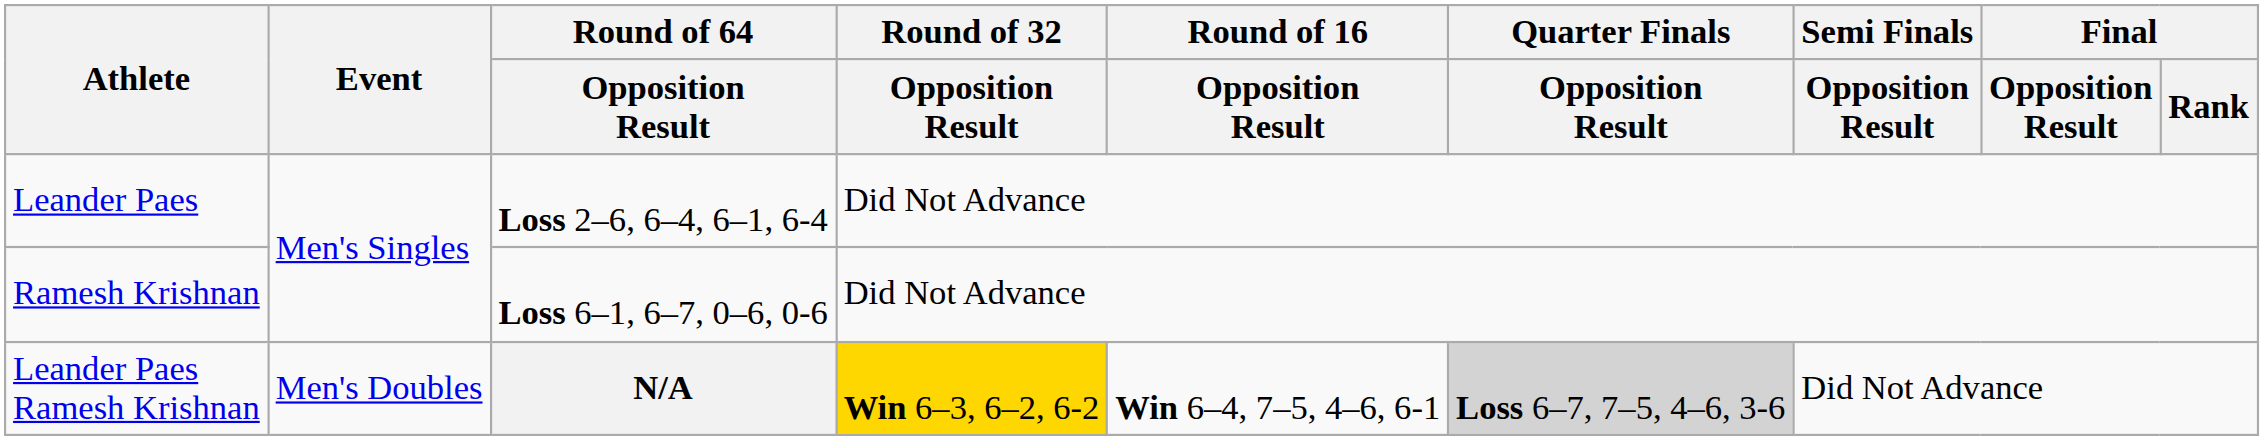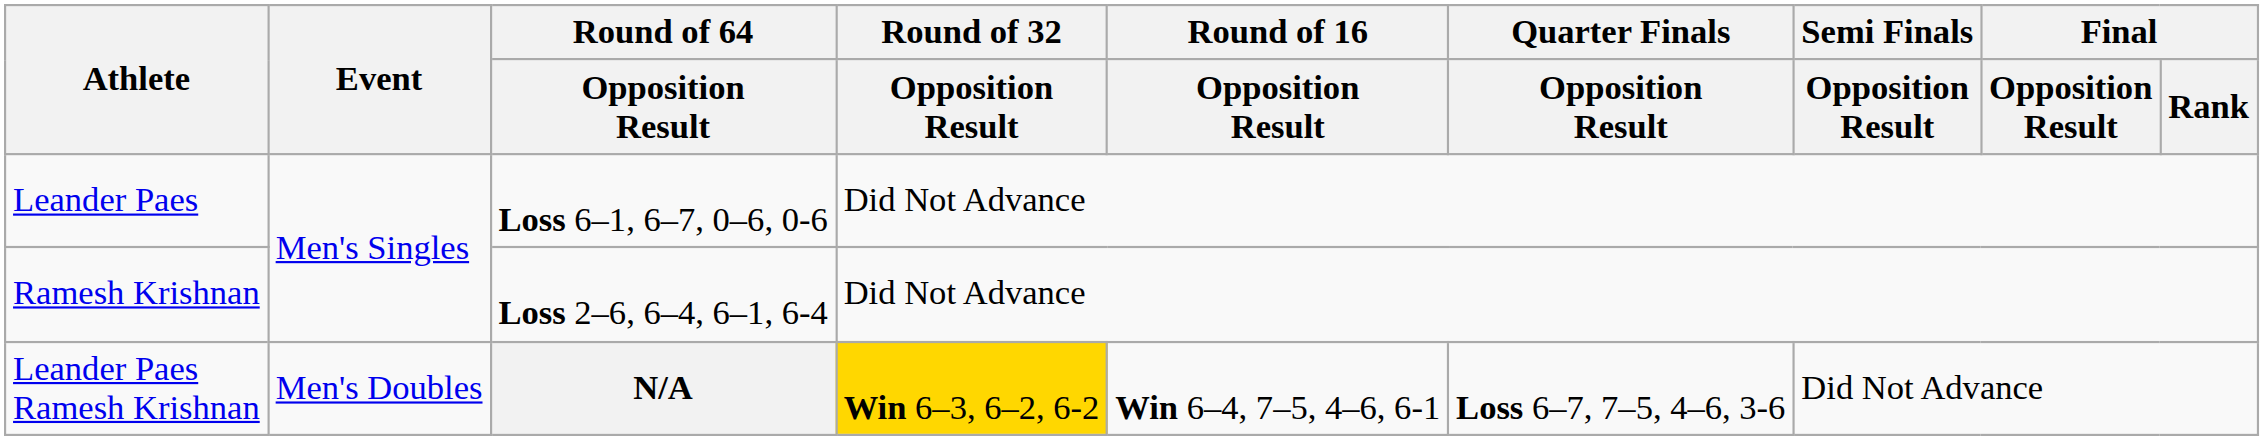(663, 219) Loss 2–6, 6–4, 6–1, 6-4 -> (663, 219) Loss 6–1, 6–7, 0–6, 0-6
(663, 312) Loss 6–1, 6–7, 0–6, 0-6 -> (663, 312) Loss 2–6, 6–4, 6–1, 6-4
(1621, 406) lightgrey background -> (1621, 406) no background
